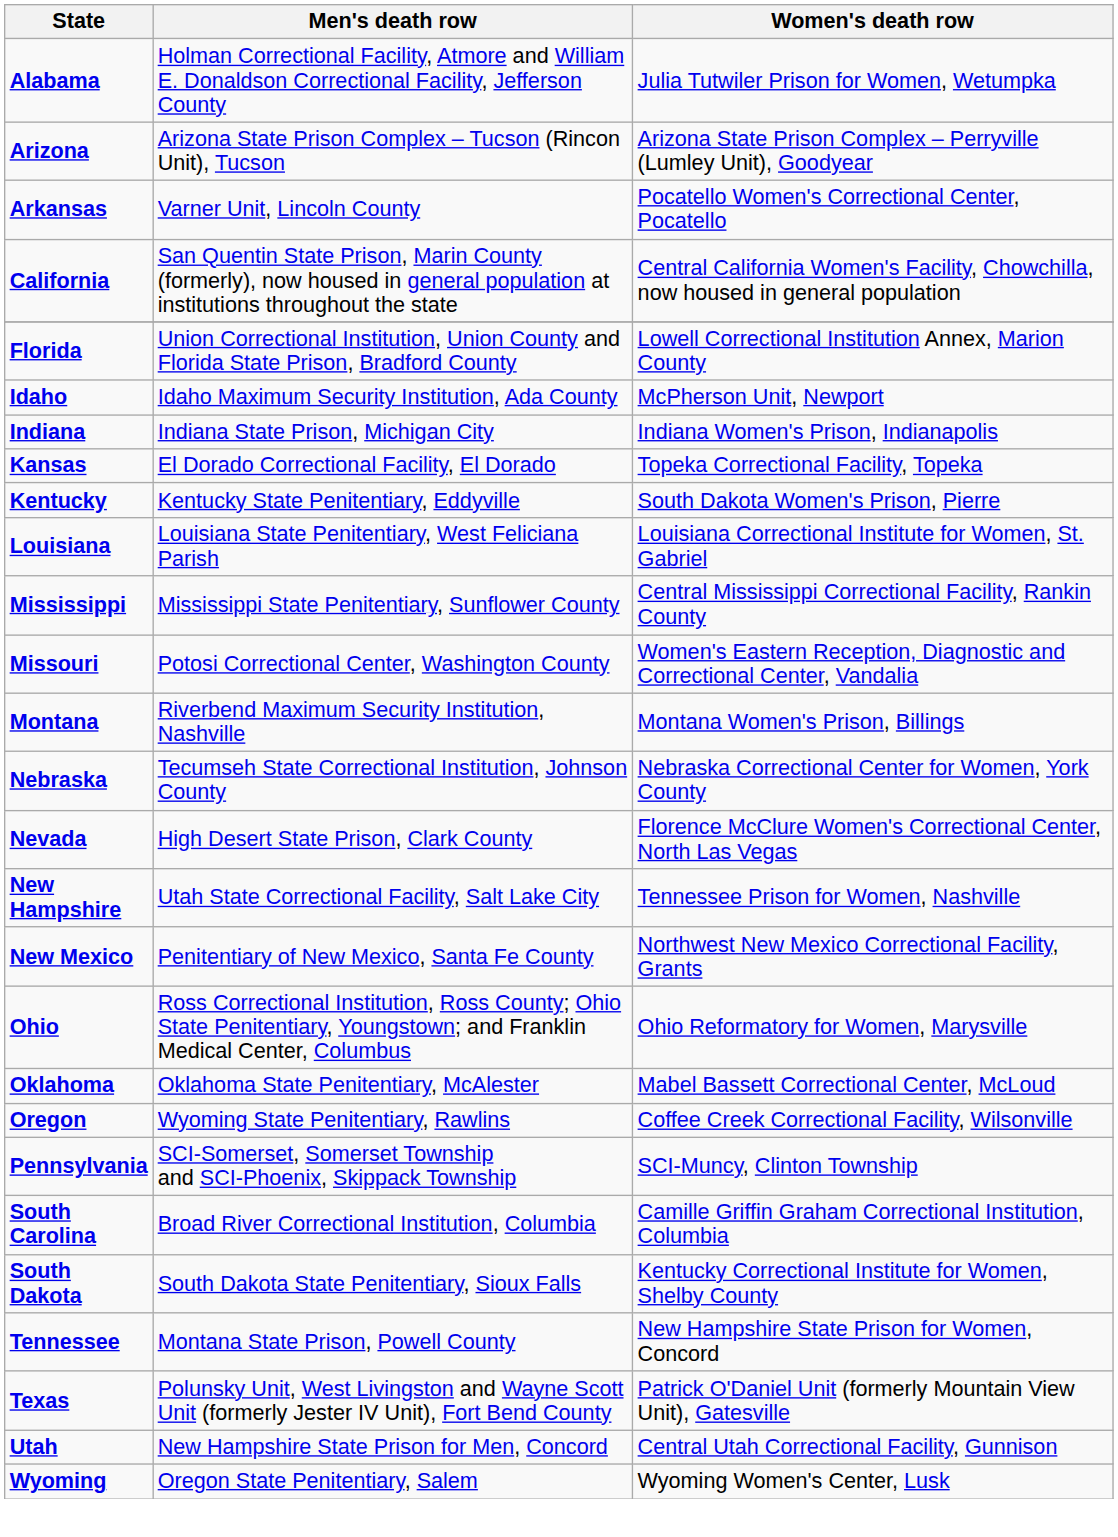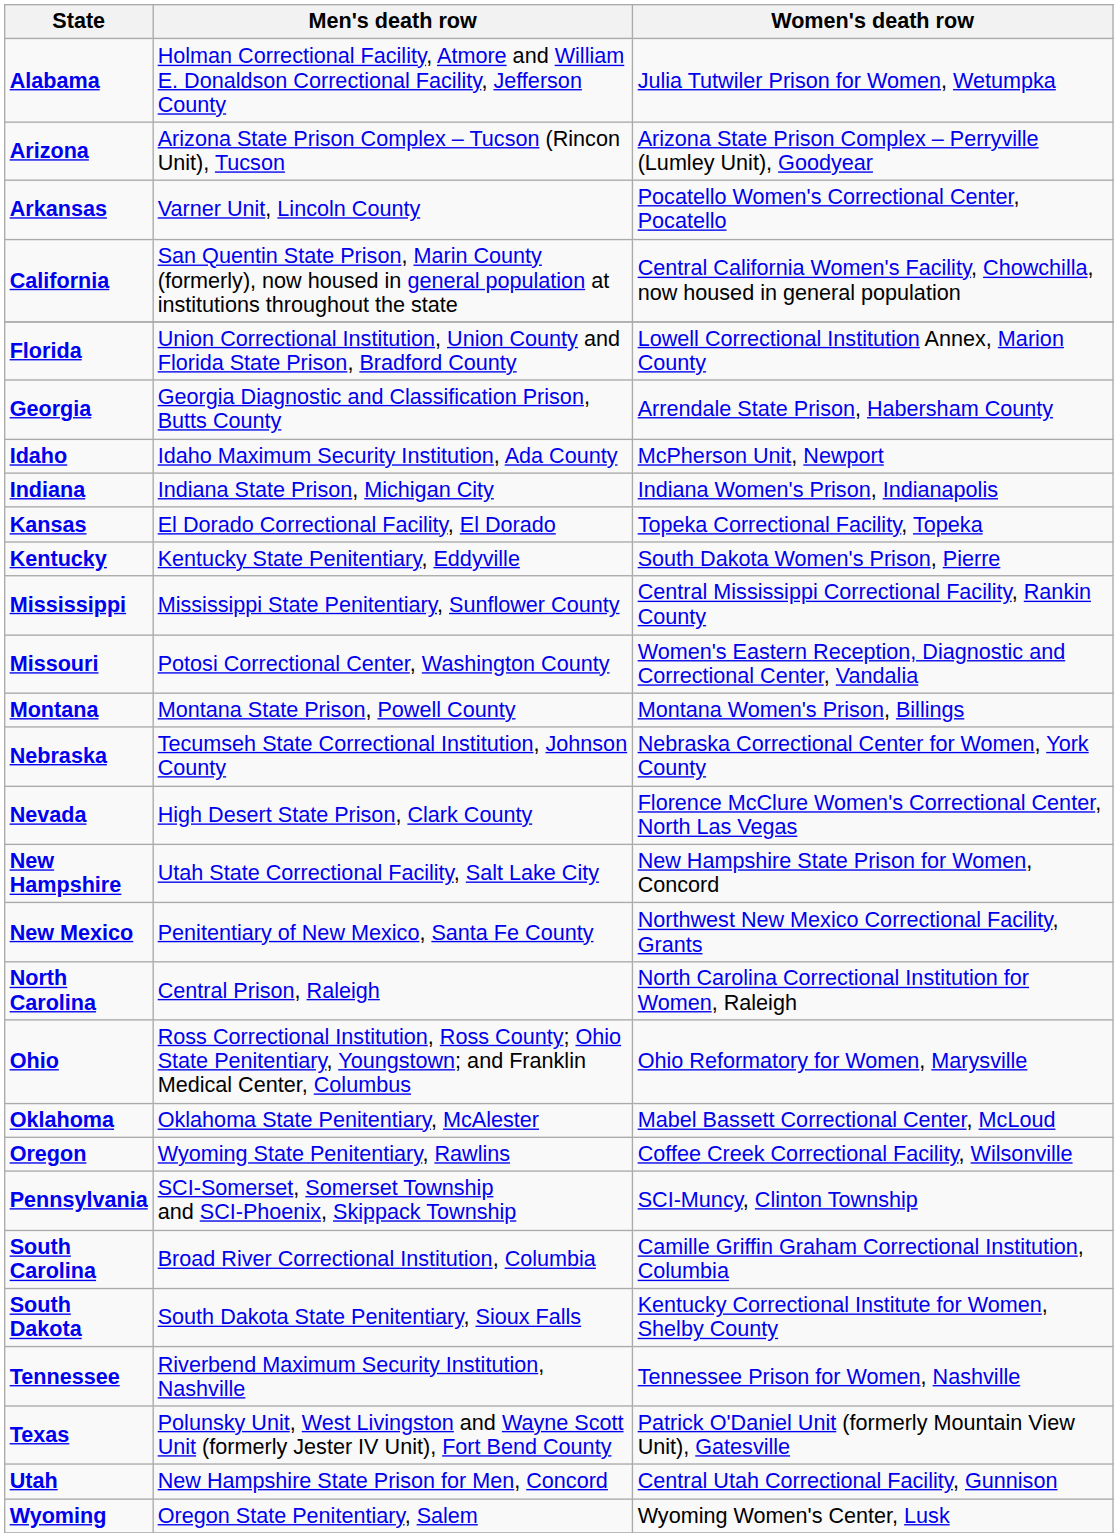+ row: (50, 409)
- row: (60, 546)
(351, 722) Riverbend Maximum Security Institution, Nashville -> (337, 709) Montana State Prison, Powell County
(829, 897) Tennessee Prison for Women, Nashville -> (835, 873) New Hampshire State Prison for Women, Concord
+ row: (53, 990)
(337, 1341) Montana State Prison, Powell County -> (351, 1376) Riverbend Maximum Security Institution, Nashville
(835, 1341) New Hampshire State Prison for Women, Concord -> (829, 1376) Tennessee Prison for Women, Nashville
